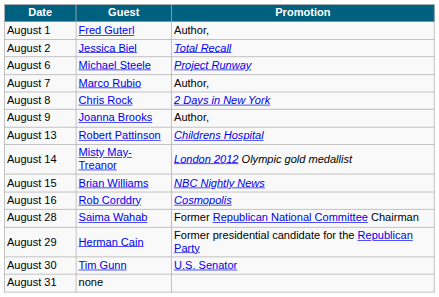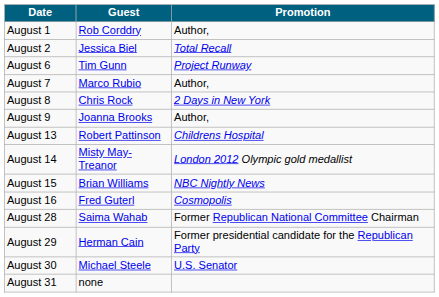(106, 30) Fred Guterl -> (110, 30) Rob Corddry
(115, 65) Michael Steele -> (103, 65) Tim Gunn
(110, 200) Rob Corddry -> (106, 200) Fred Guterl
(103, 265) Tim Gunn -> (115, 265) Michael Steele
